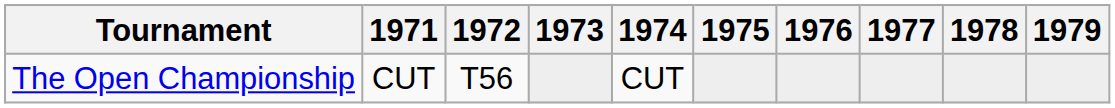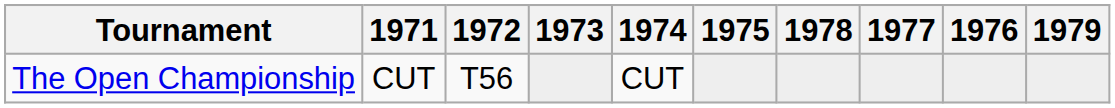columns swapped: (818, 30) <-> (984, 30)
